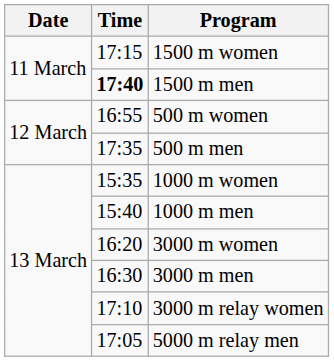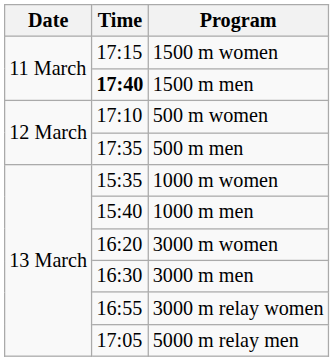(119, 116) 16:55 -> (119, 116) 17:10
(119, 308) 17:10 -> (119, 308) 16:55
